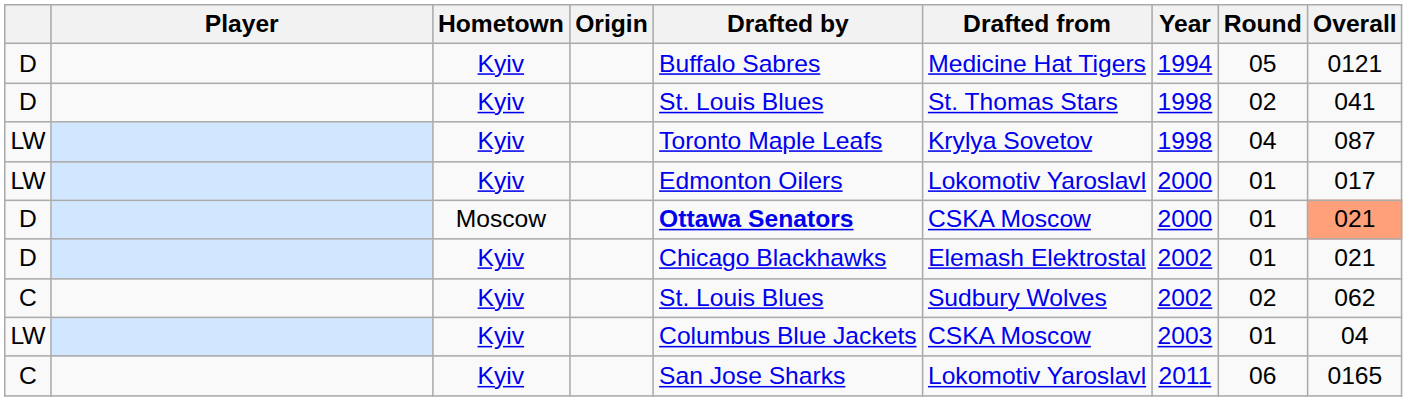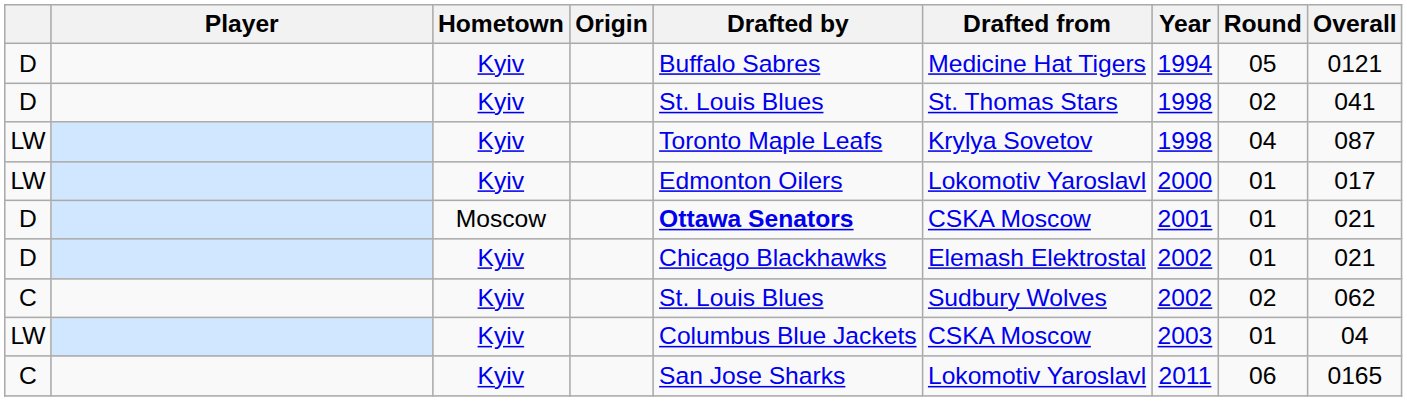(1185, 219) 2000 -> (1185, 219) 2001
(1355, 219) lightsalmon background -> (1355, 219) no background
